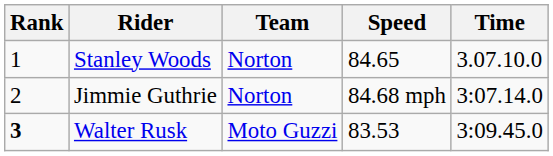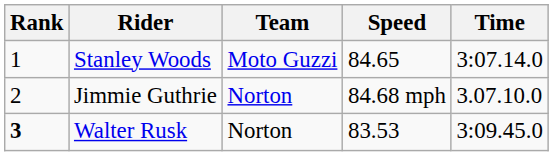(260, 58) Norton -> (282, 58) Moto Guzzi
(499, 58) 3.07.10.0 -> (500, 58) 3:07.14.0
(500, 95) 3:07.14.0 -> (499, 95) 3.07.10.0
(282, 131) Moto Guzzi -> (260, 131) Norton
